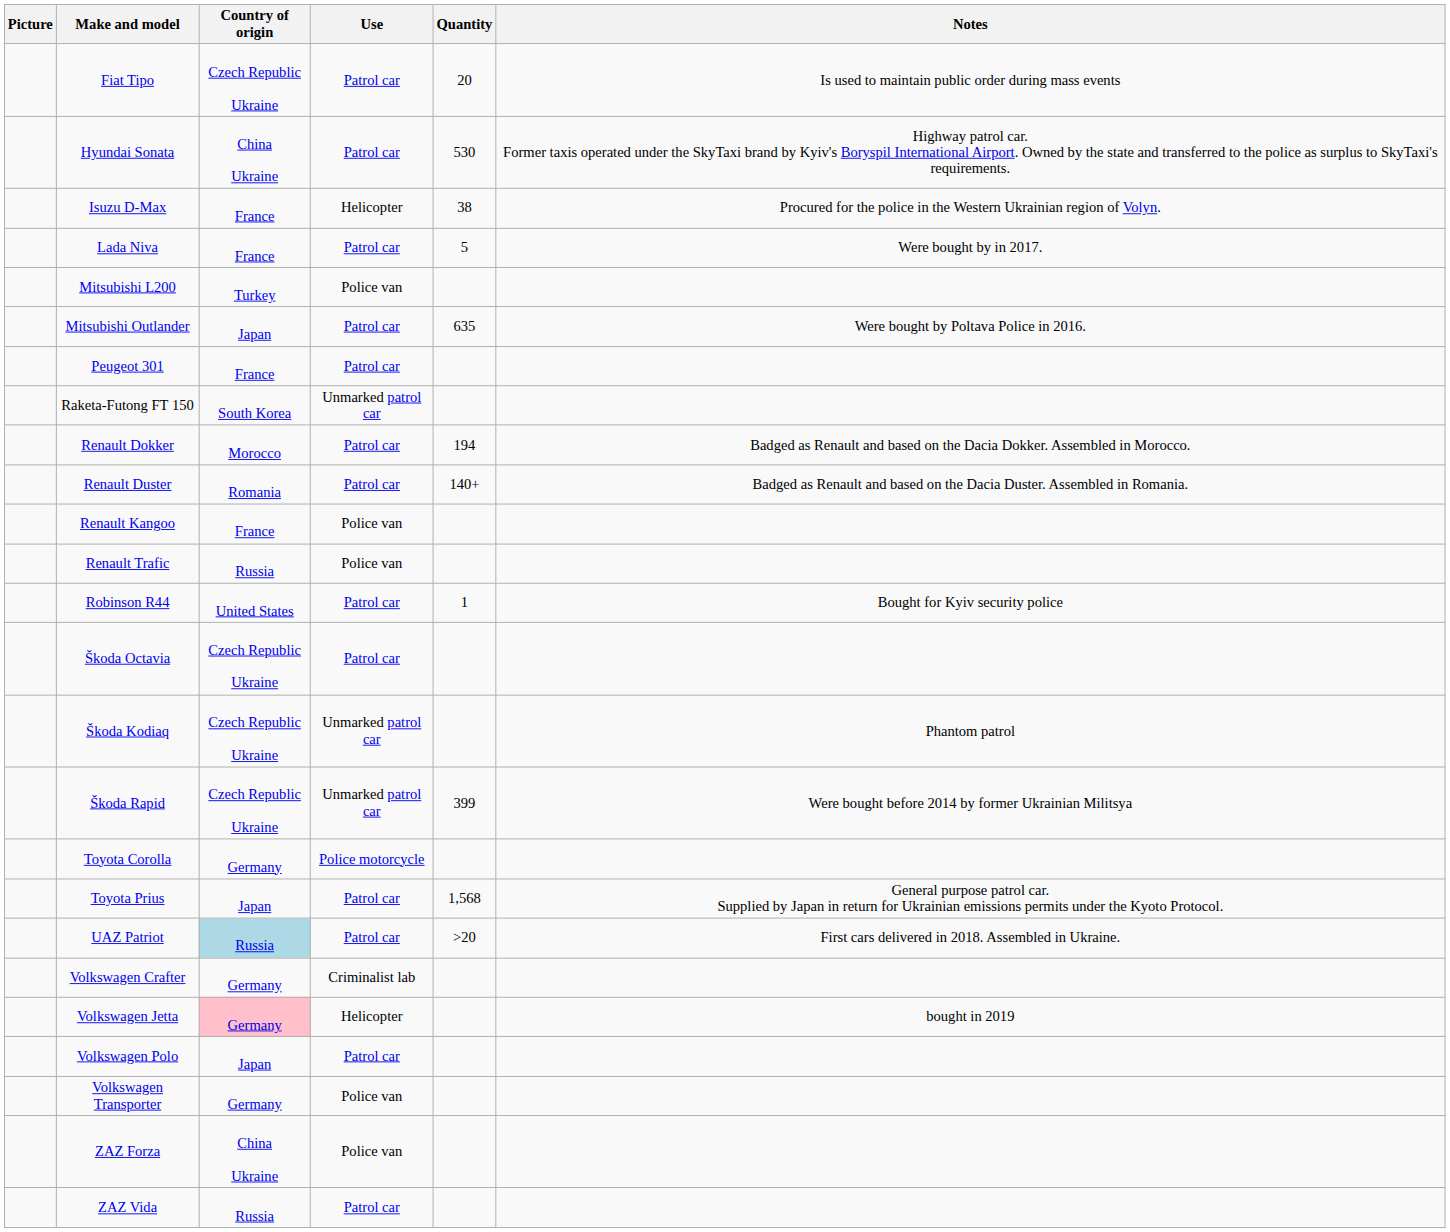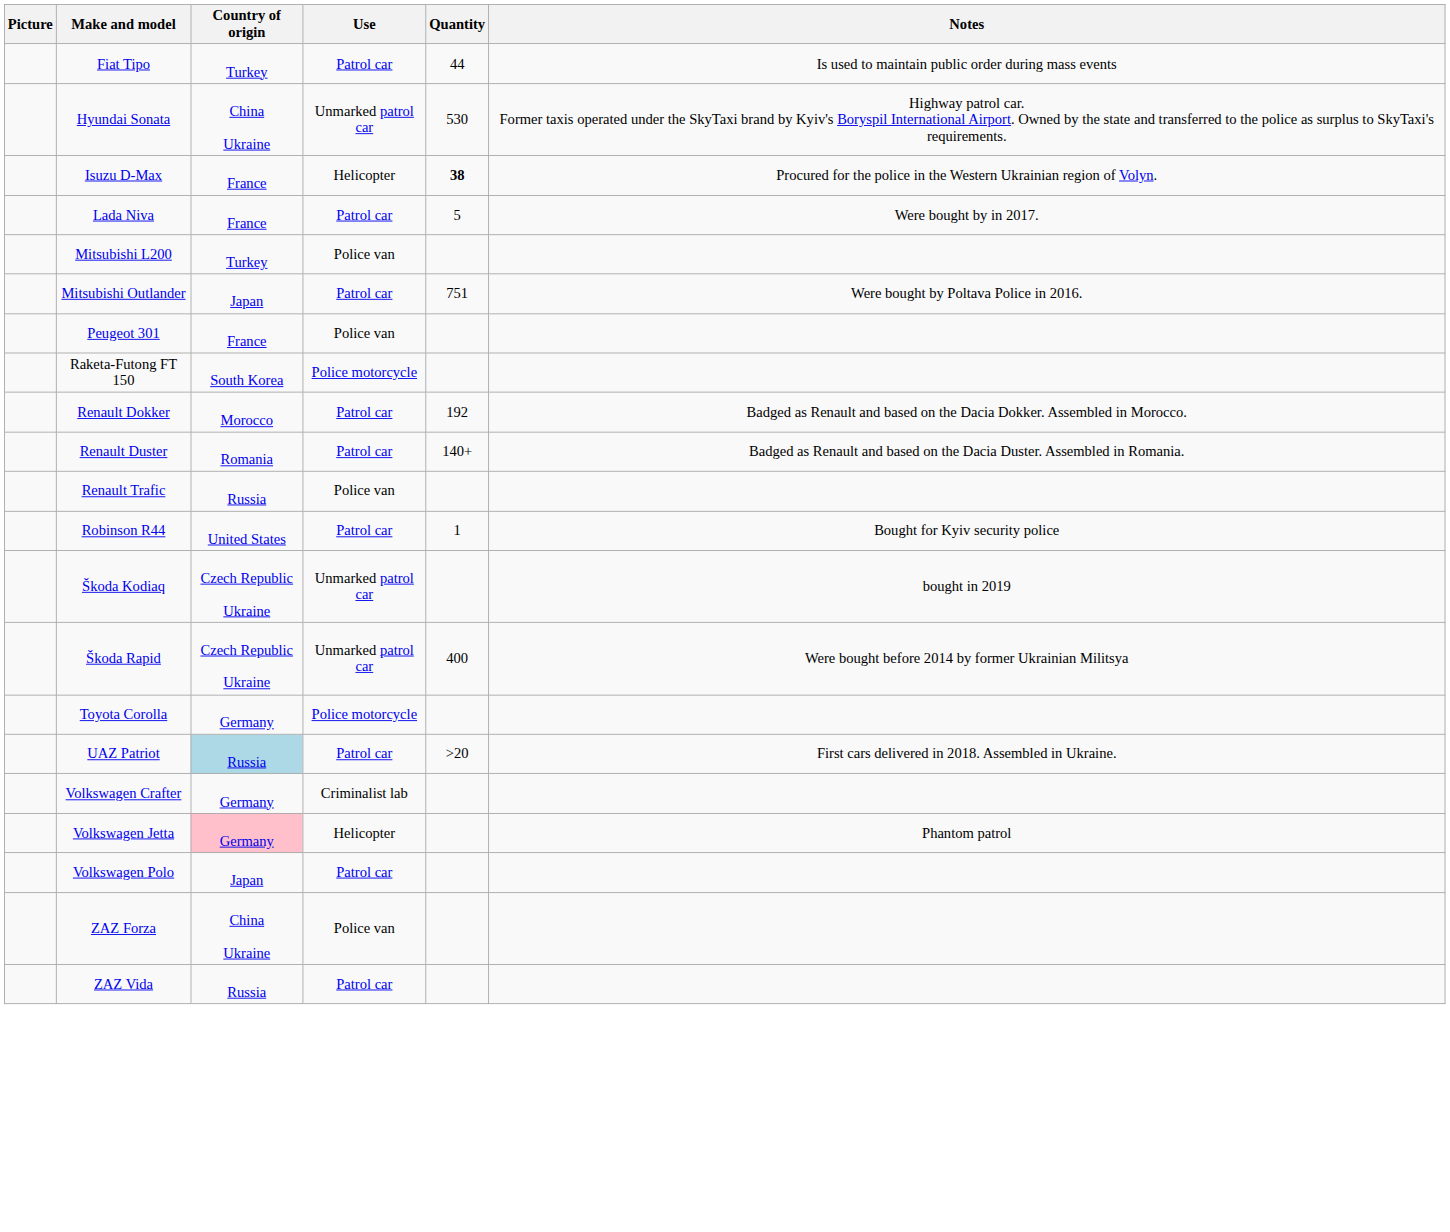(255, 88) Czech Republic Ukraine -> (247, 71) Turkey
(464, 80) 20 -> (457, 63) 44
(372, 152) Patrol car -> (364, 119) Unmarked patrol car
(464, 208) normal -> (457, 175) bold
(464, 326) 635 -> (457, 293) 751
(372, 366) Patrol car -> (364, 333) Police van
(372, 405) Unmarked patrol car -> (364, 372) Police motorcycle
(464, 444) 194 -> (457, 412) 192
- row: (128, 523)
- row: (128, 658)
(970, 730) Phantom patrol -> (967, 586) bought in 2019
(464, 803) 399 -> (457, 658) 400
- row: (128, 898)
(970, 1016) bought in 2019 -> (967, 832) Phantom patrol
- row: (128, 1095)
